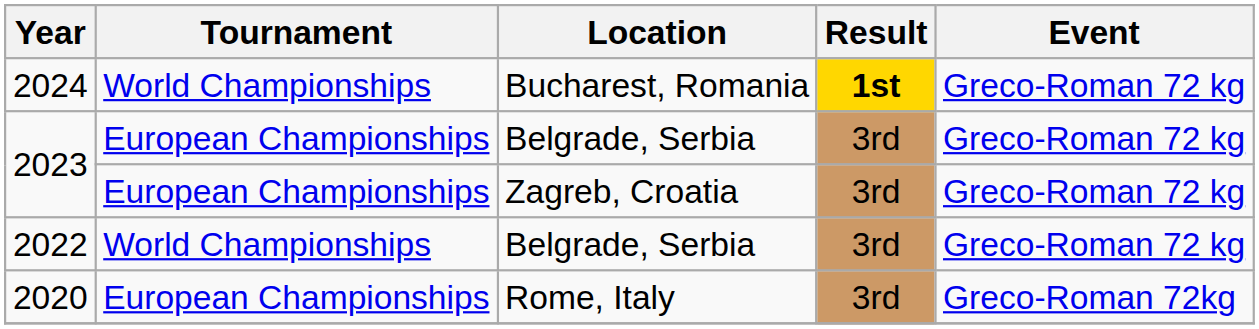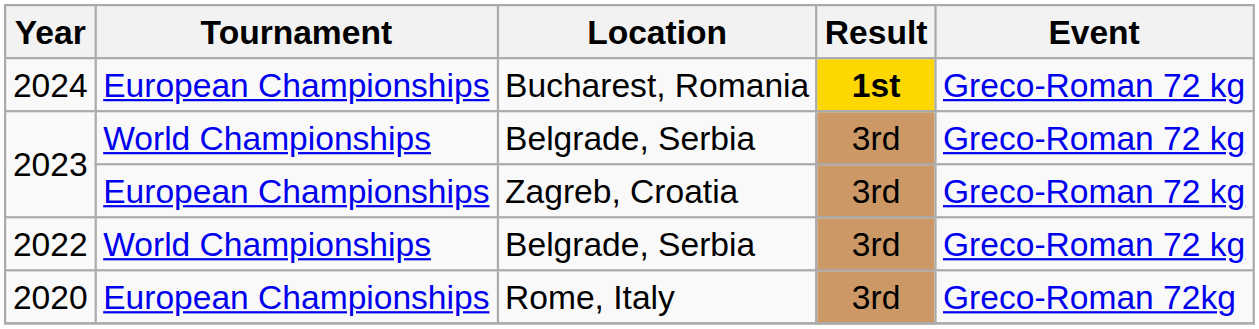(267, 85) World Championships -> (296, 85) European Championships
(296, 138) European Championships -> (267, 138) World Championships
